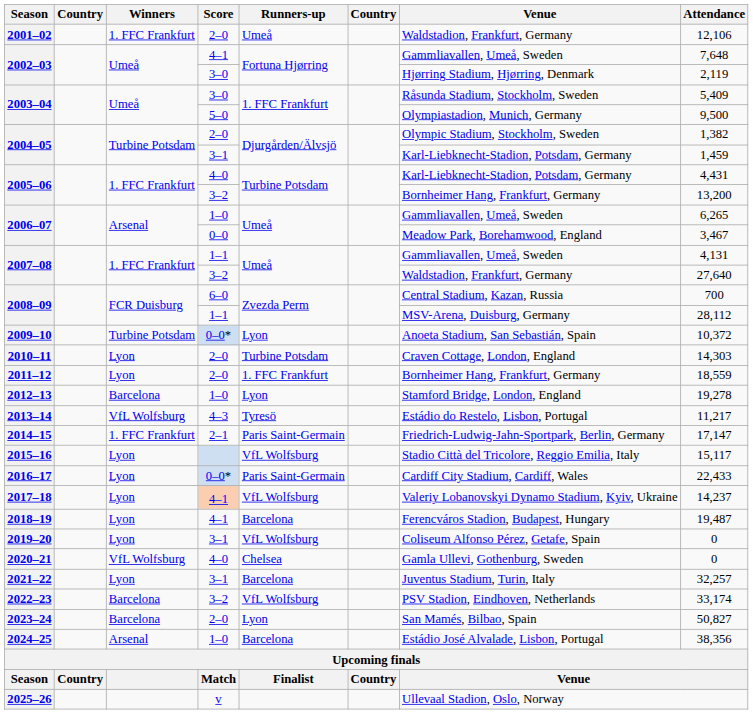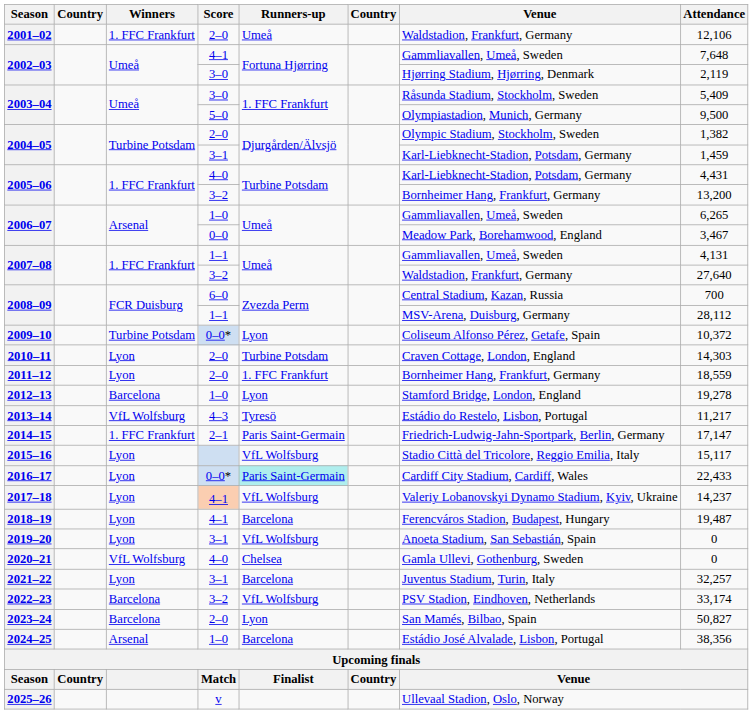(499, 335) Anoeta Stadium, San Sebastián, Spain -> (501, 335) Coliseum Alfonso Pérez, Getafe, Spain
(293, 475) no background -> (293, 475) paleturquoise background
(501, 539) Coliseum Alfonso Pérez, Getafe, Spain -> (499, 539) Anoeta Stadium, San Sebastián, Spain
